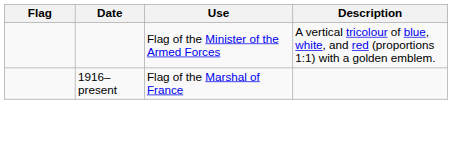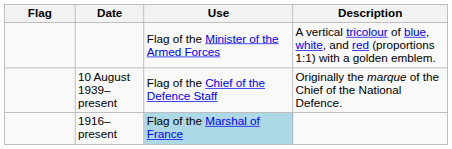+ row: (104, 90)
(203, 83) no background -> (203, 128) lightblue background
